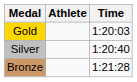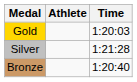(111, 49) 1:20:40 -> (111, 49) 1:21:28
(111, 67) 1:21:28 -> (111, 67) 1:20:40
